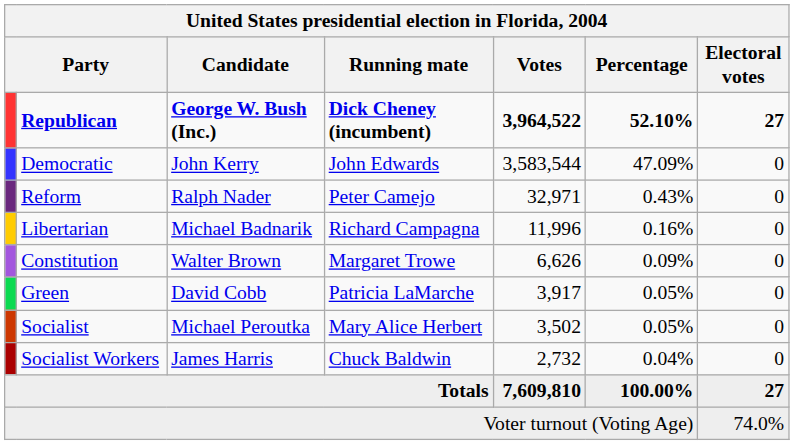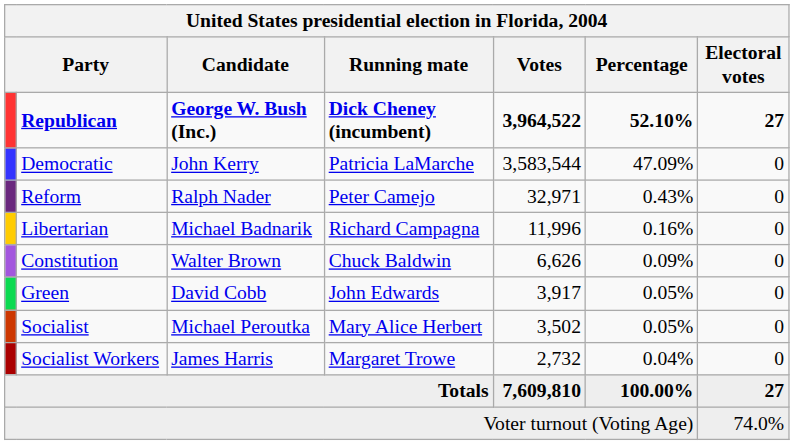(384, 164) John Edwards -> (401, 164) Patricia LaMarche
(392, 261) Margaret Trowe -> (390, 261) Chuck Baldwin
(401, 293) Patricia LaMarche -> (384, 293) John Edwards
(390, 358) Chuck Baldwin -> (392, 358) Margaret Trowe
